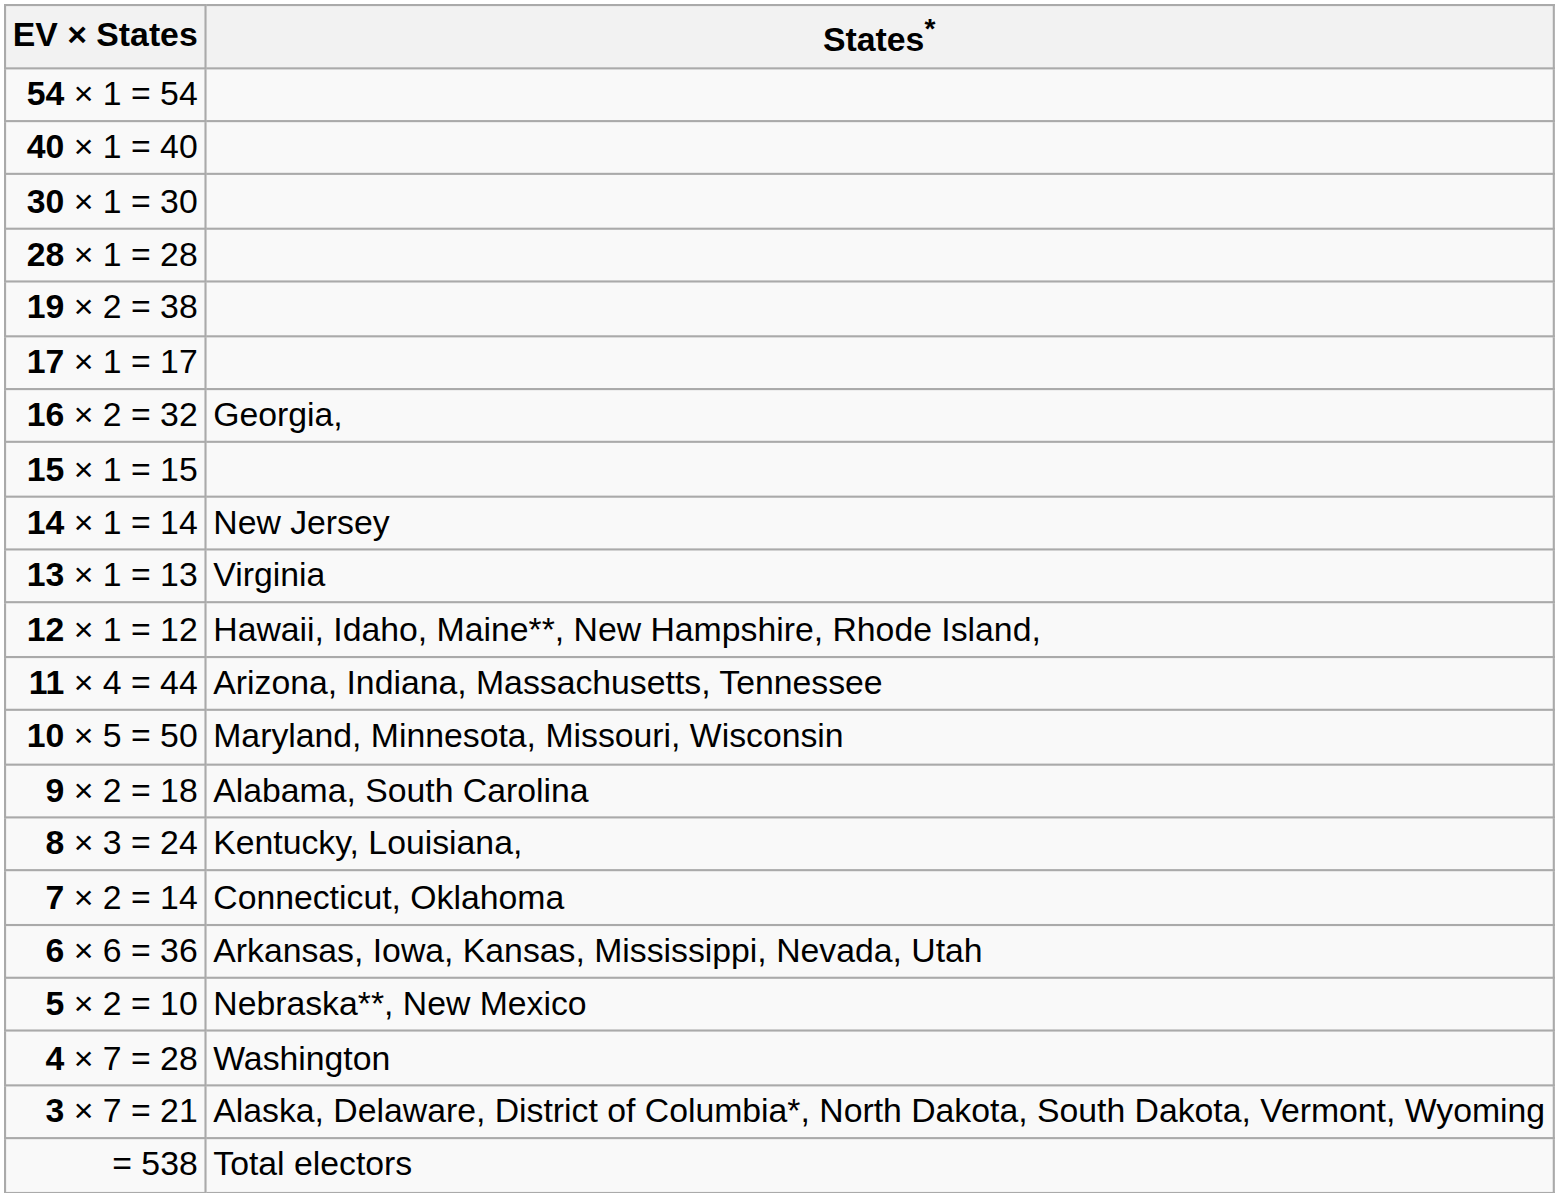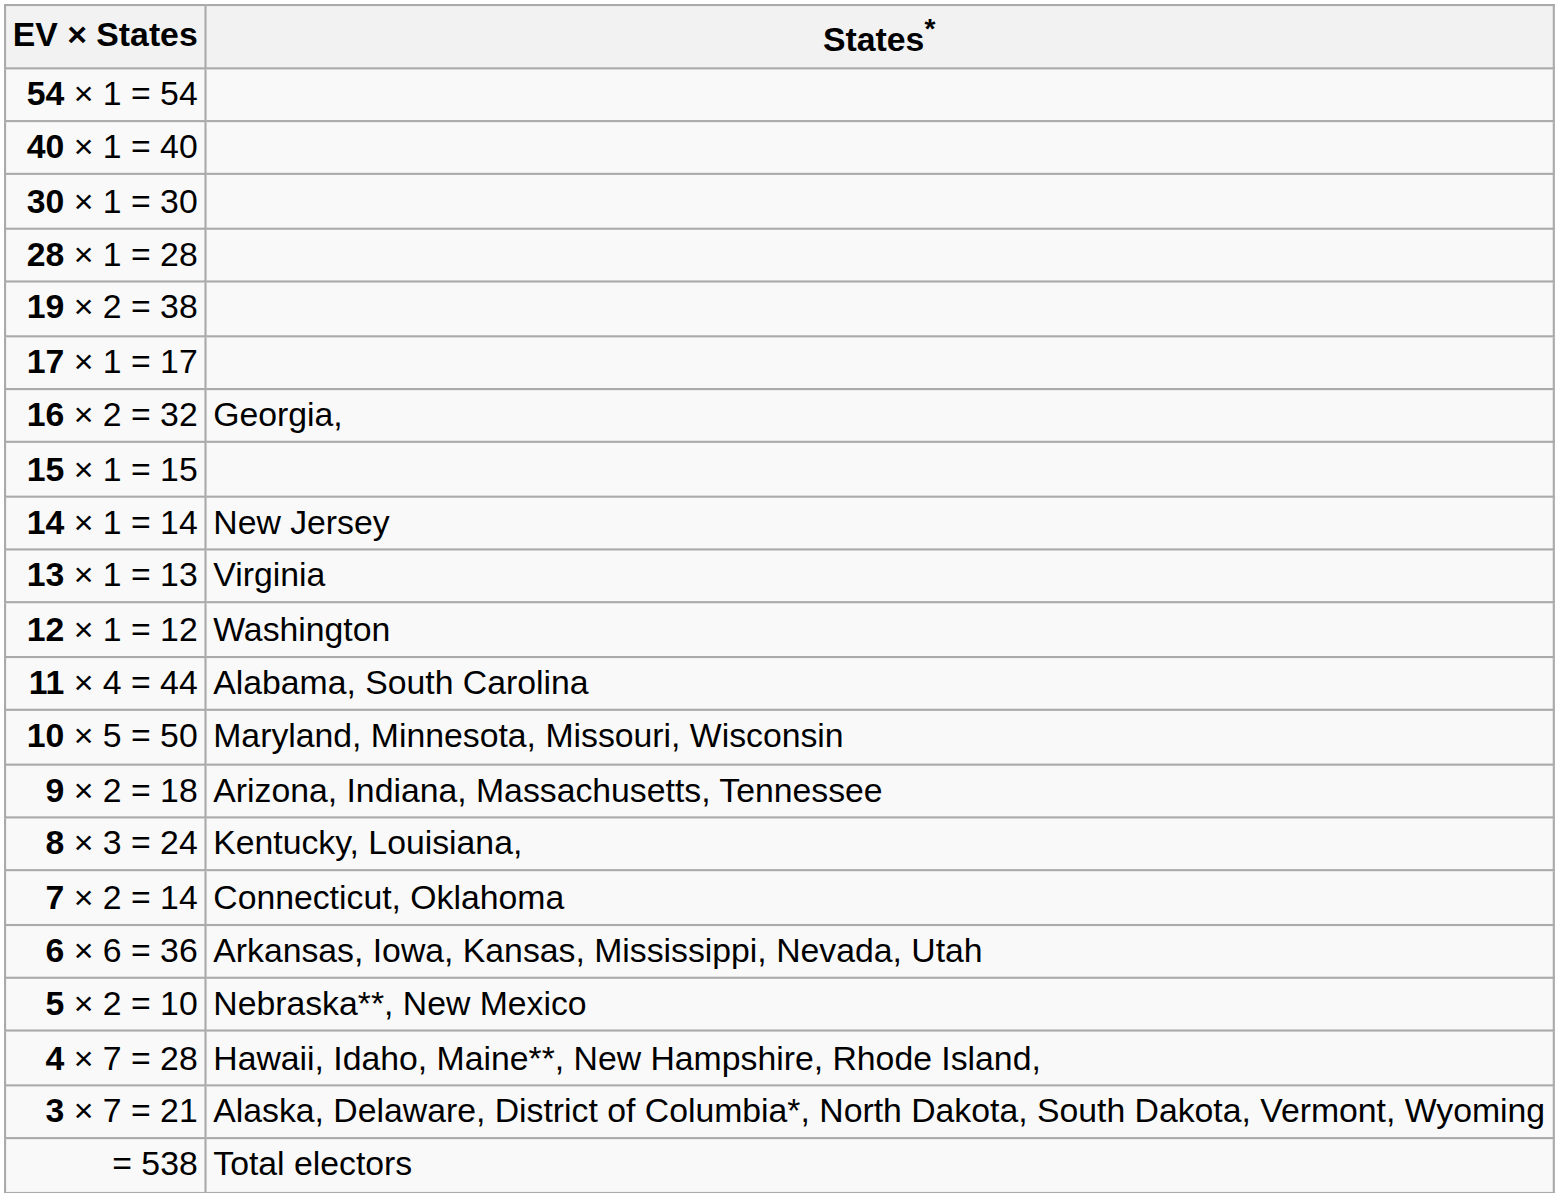(627, 629) Hawaii, Idaho, Maine**, New Hampshire, Rhode Island, -> (302, 629) Washington
(548, 682) Arizona, Indiana, Massachusetts, Tennessee -> (401, 682) Alabama, South Carolina
(401, 789) Alabama, South Carolina -> (548, 789) Arizona, Indiana, Massachusetts, Tennessee
(302, 1057) Washington -> (627, 1057) Hawaii, Idaho, Maine**, New Hampshire, Rhode Island,
